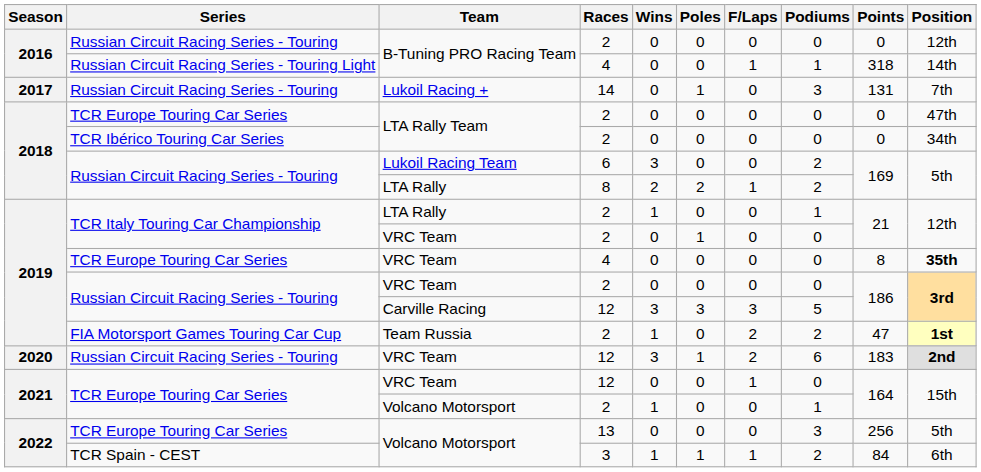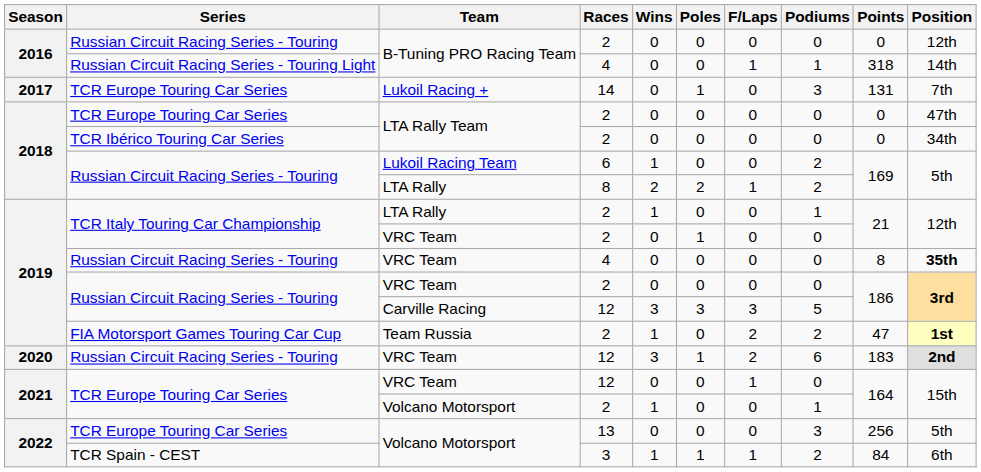(204, 90) Russian Circuit Racing Series - Touring -> (179, 90) TCR Europe Touring Car Series
(654, 163) 3 -> (654, 163) 1
(179, 261) TCR Europe Touring Car Series -> (204, 261) Russian Circuit Racing Series - Touring
